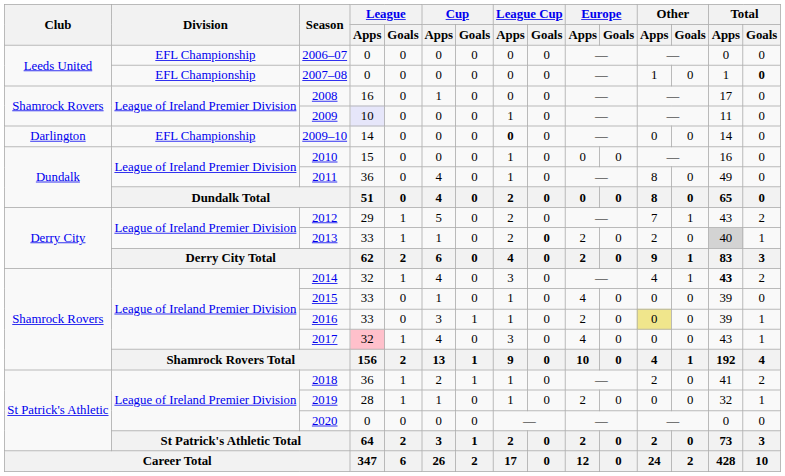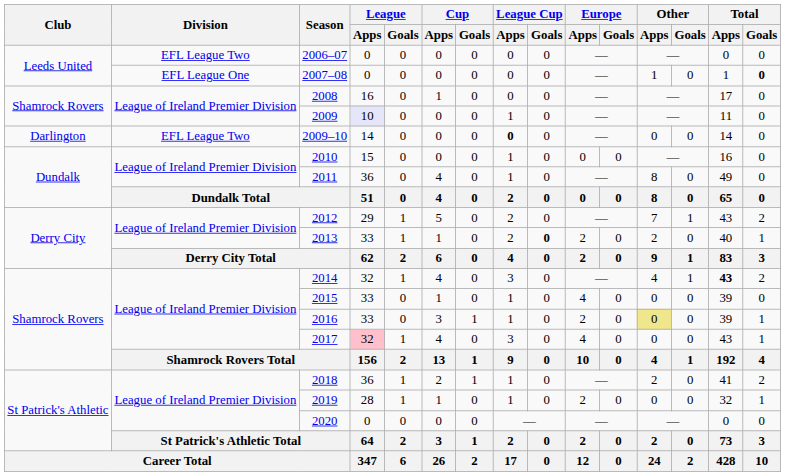(205, 55) EFL Championship -> (205, 55) EFL League Two
(205, 75) EFL Championship -> (205, 75) EFL League One
(205, 136) EFL Championship -> (205, 136) EFL League Two
(726, 237) lightgrey background -> (726, 237) no background
